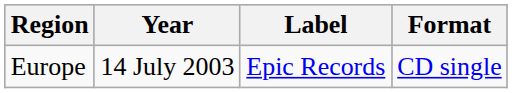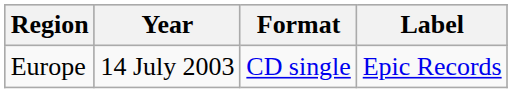columns swapped: (449, 25) <-> (316, 25)
